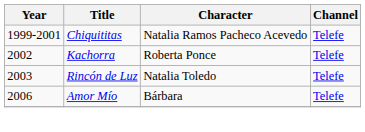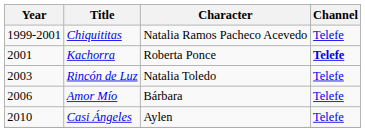(20, 55) 2002 -> (20, 55) 2001
(328, 55) normal -> (329, 55) bold
+ row: (99, 117)
